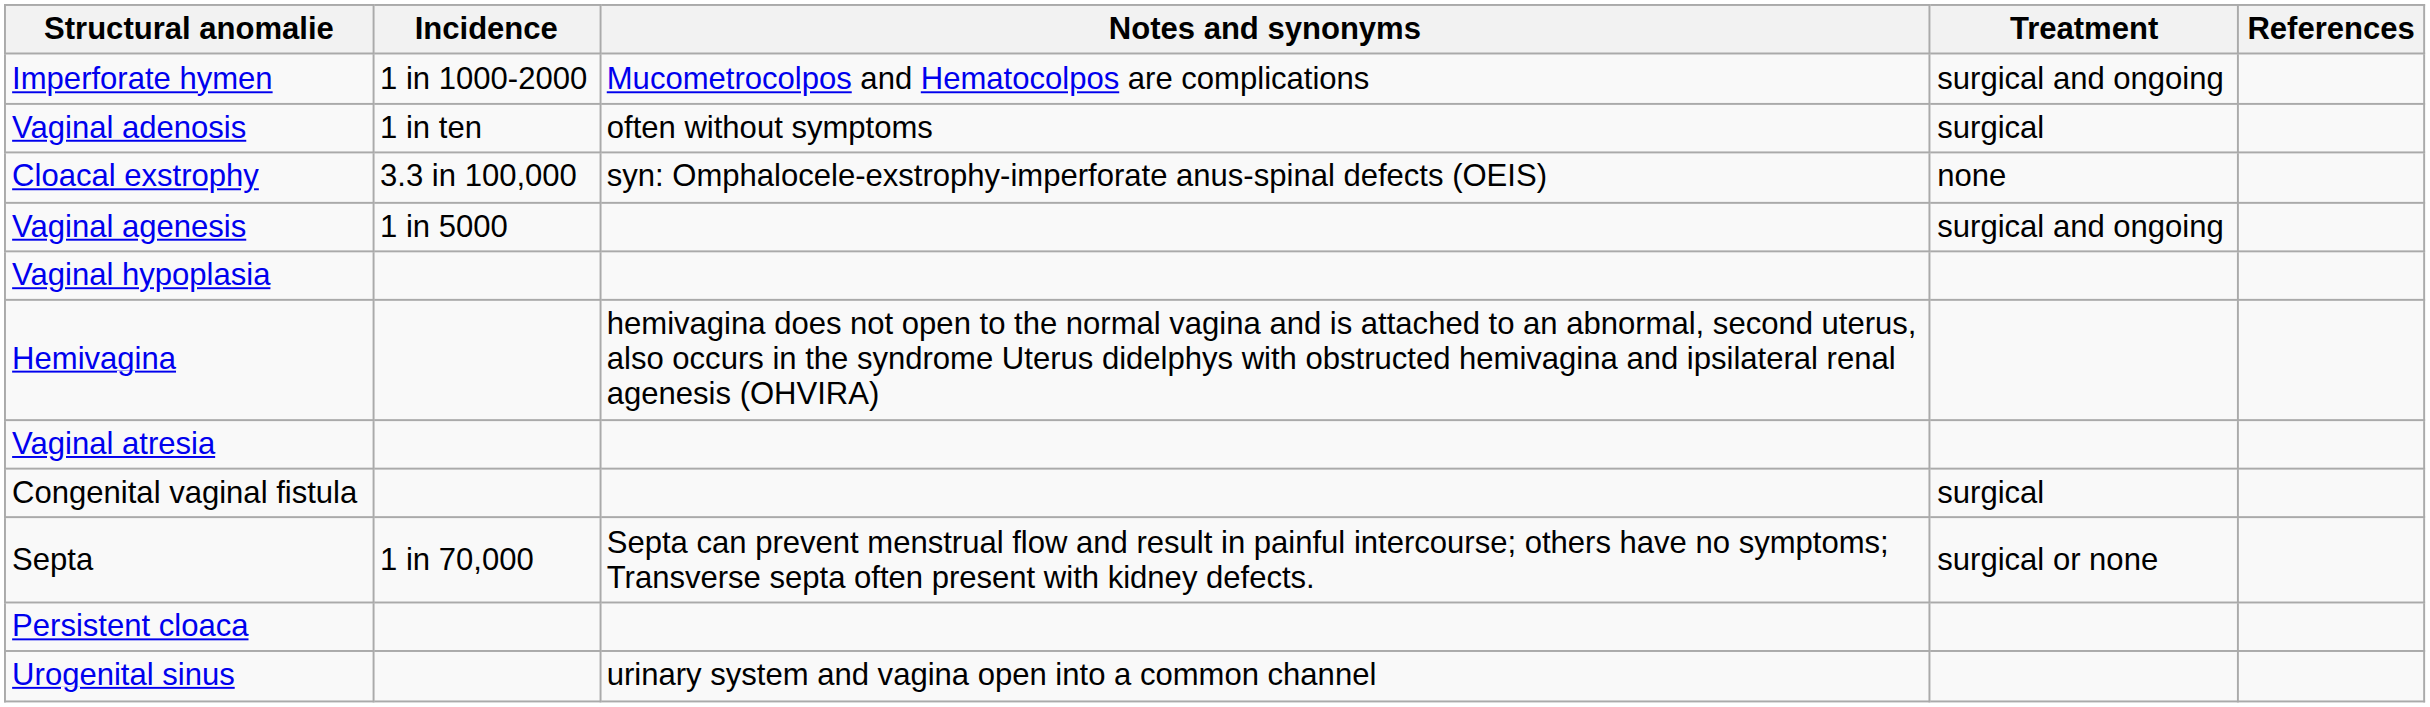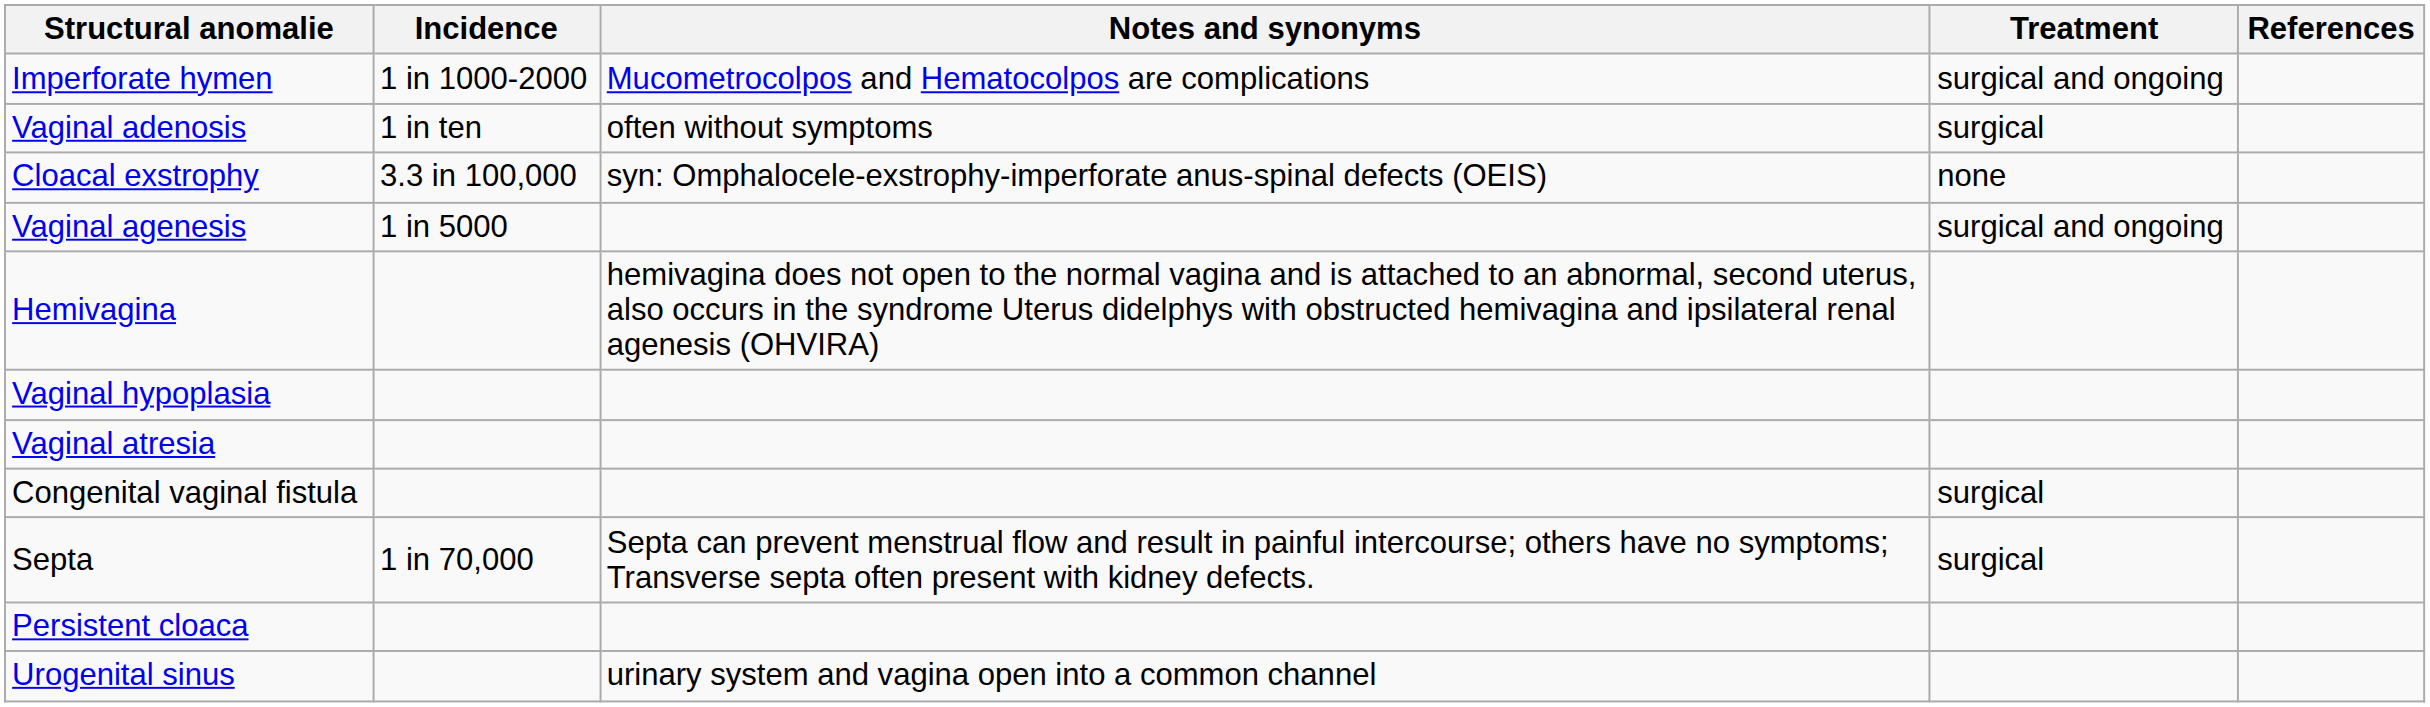rows swapped: (94, 359) <-> (141, 275)
(2048, 559) surgical or none -> (1991, 559) surgical
